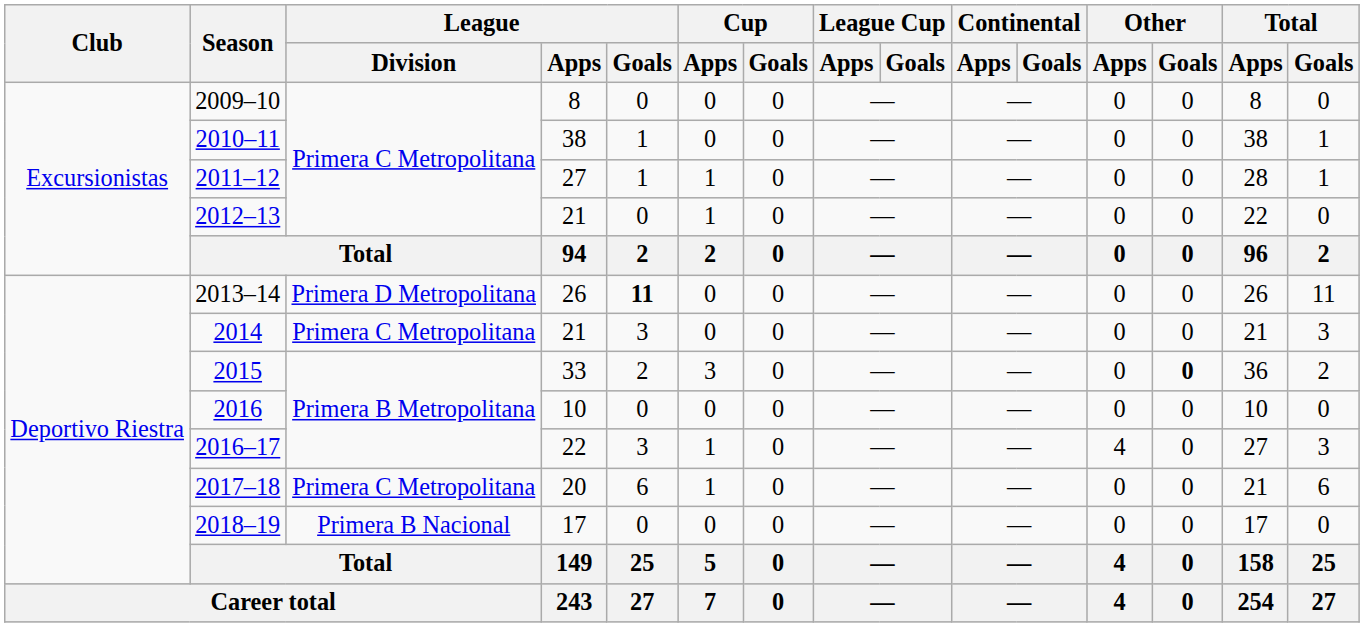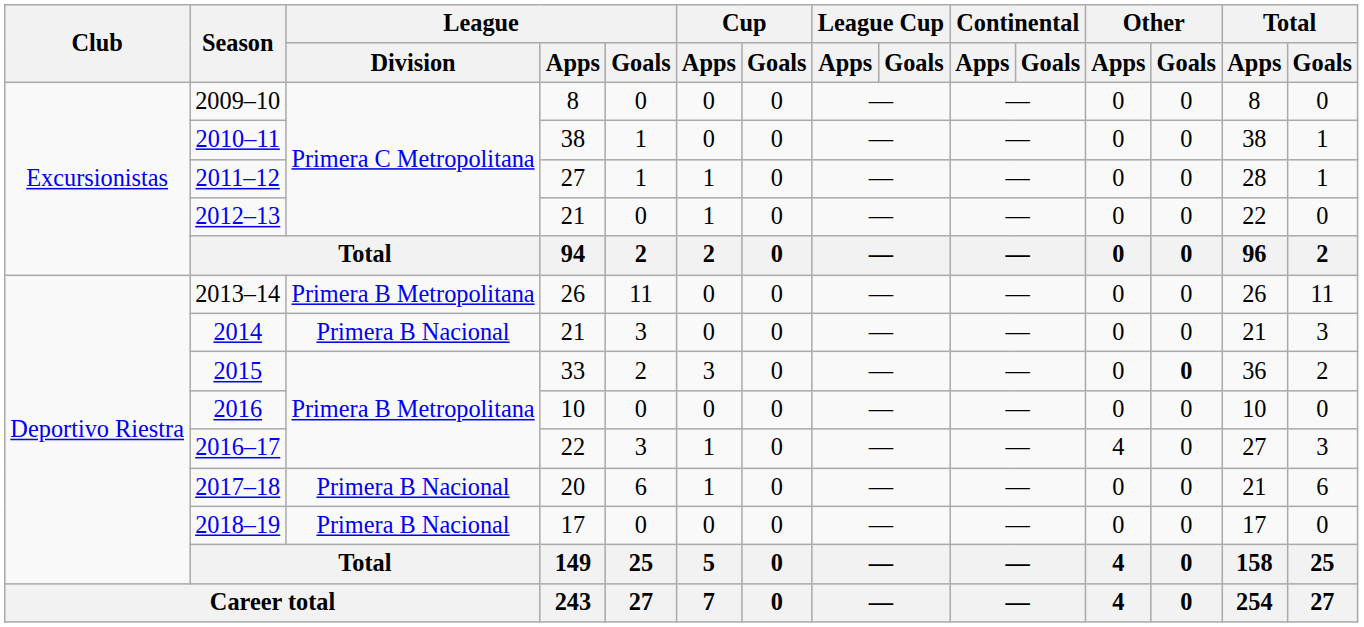(414, 293) Primera D Metropolitana -> (413, 293) Primera B Metropolitana
(642, 293) bold -> (641, 293) normal
(414, 332) Primera C Metropolitana -> (413, 332) Primera B Nacional
(414, 486) Primera C Metropolitana -> (413, 486) Primera B Nacional
